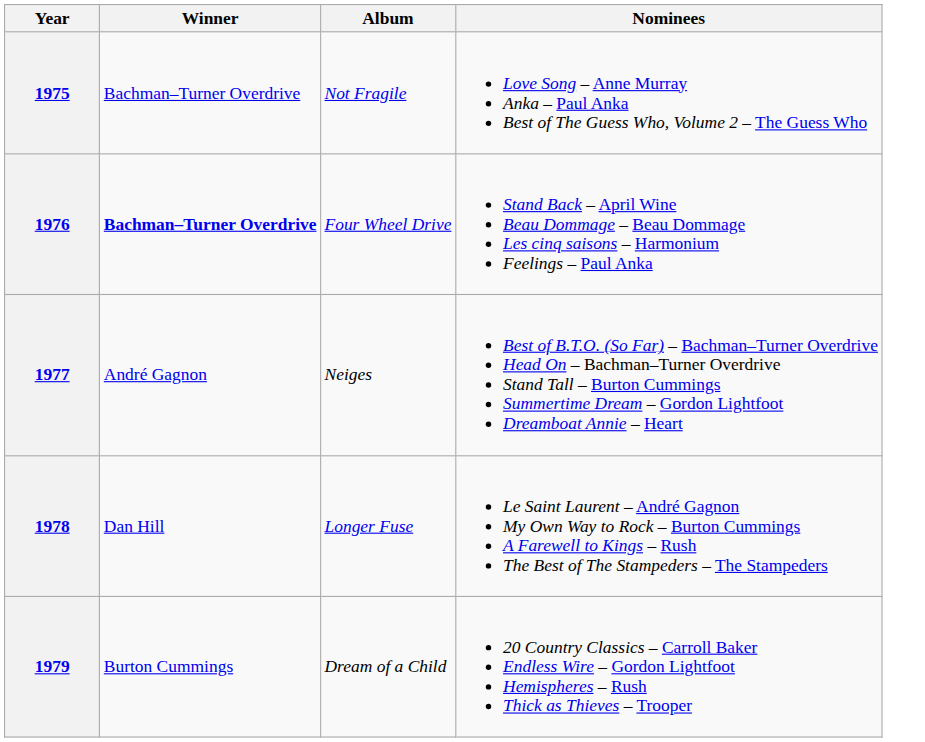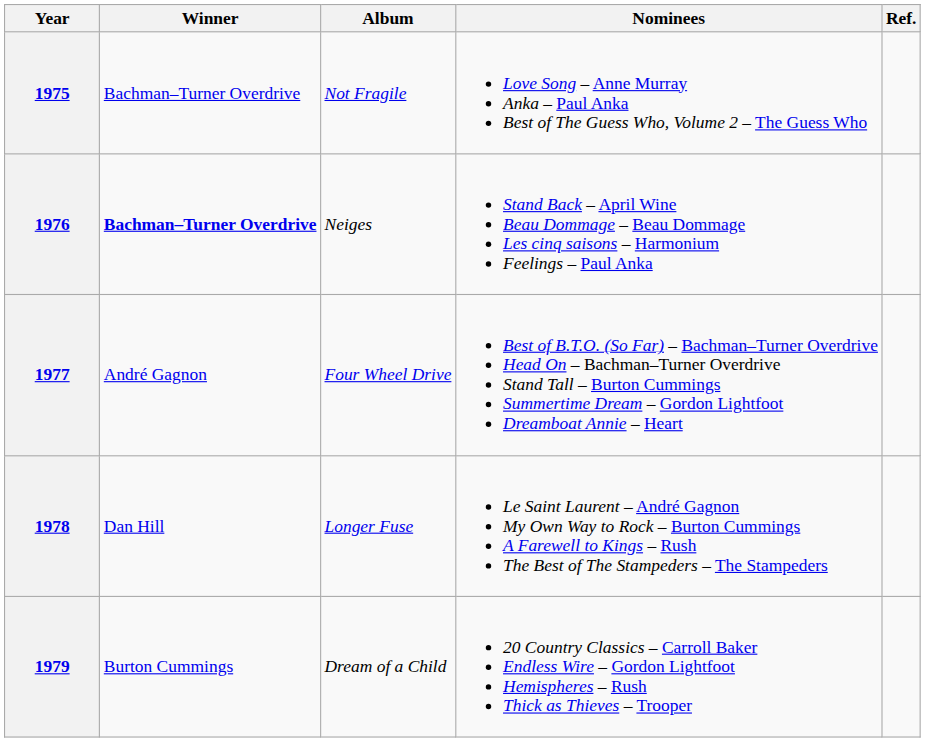+ column: (901, 18)
(388, 224) Four Wheel Drive -> (348, 224) Neiges
(348, 374) Neiges -> (388, 374) Four Wheel Drive
